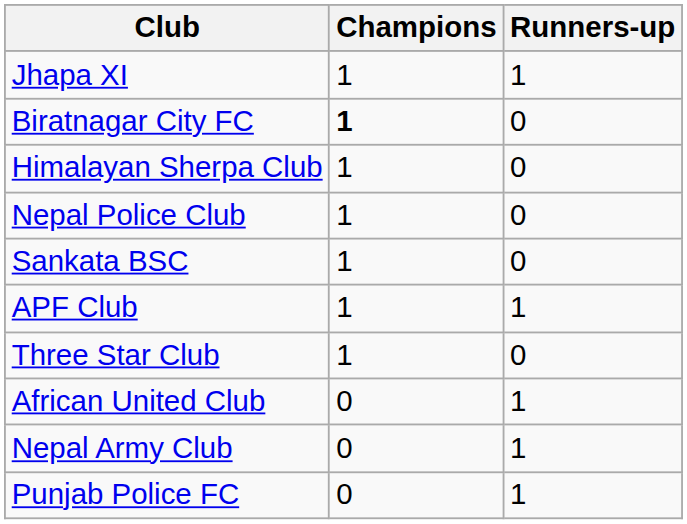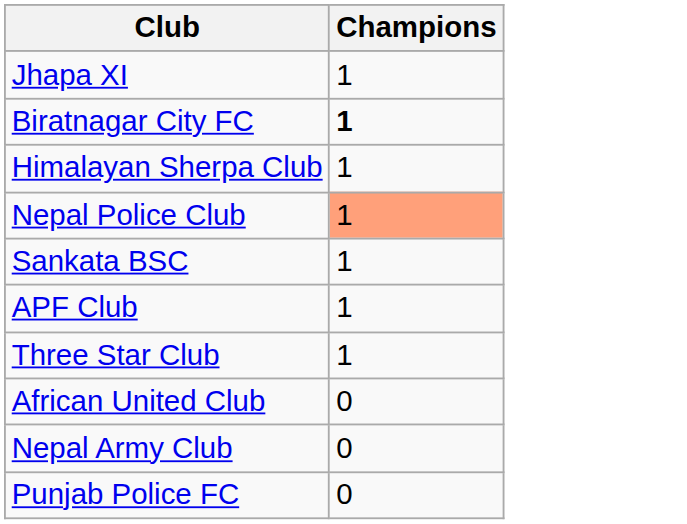- column: (593, 27)
(344, 214) no background -> (344, 214) lightsalmon background
